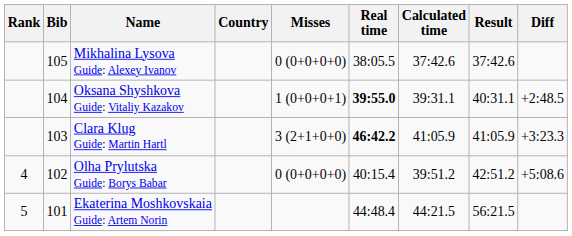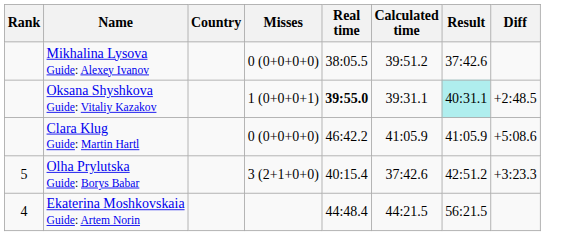- column: (57, 23)
(434, 61) 37:42.6 -> (407, 61) 39:51.2
(494, 98) no background -> (466, 98) paleturquoise background
(311, 136) 3 (2+1+0+0) -> (283, 136) 0 (0+0+0+0)
(374, 136) bold -> (347, 136) normal
(543, 136) +3:23.3 -> (515, 136) +5:08.6
(24, 174) 4 -> (24, 174) 5
(311, 174) 0 (0+0+0+0) -> (283, 174) 3 (2+1+0+0)
(434, 174) 39:51.2 -> (407, 174) 37:42.6
(543, 174) +5:08.6 -> (515, 174) +3:23.3
(24, 212) 5 -> (24, 212) 4
